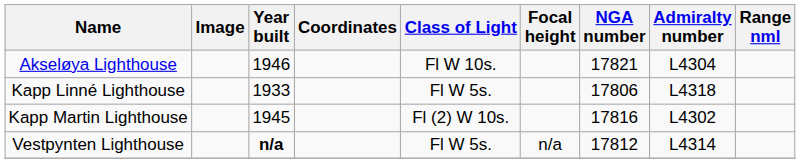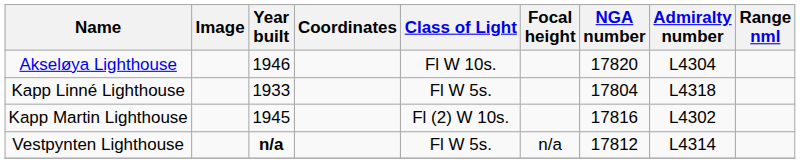(614, 63) 17821 -> (614, 63) 17820
(614, 90) 17806 -> (614, 90) 17804
